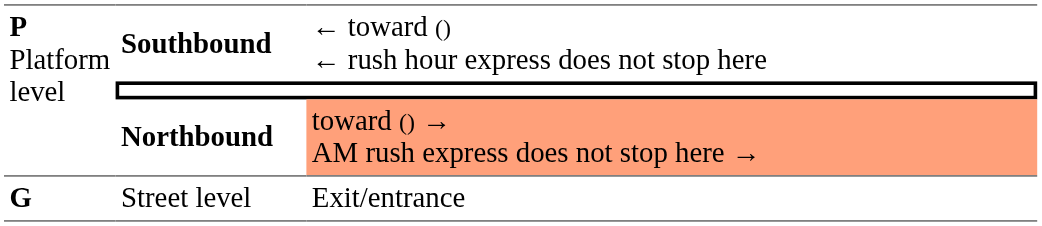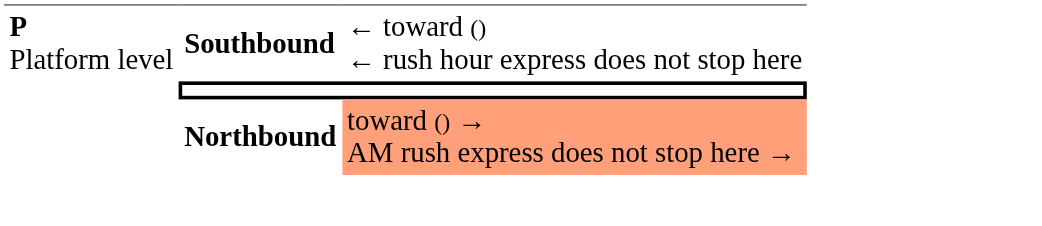- row: (186, 197)
